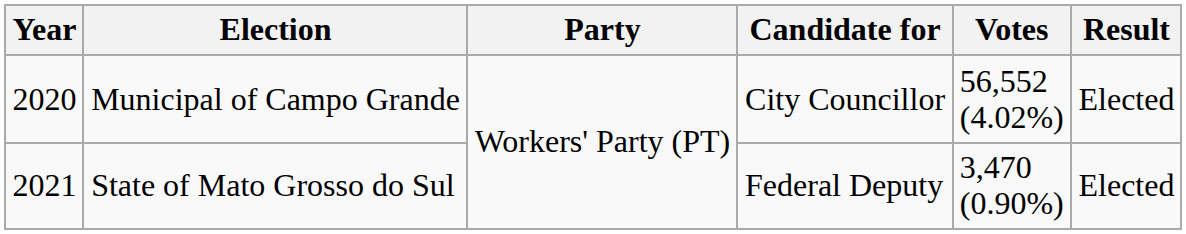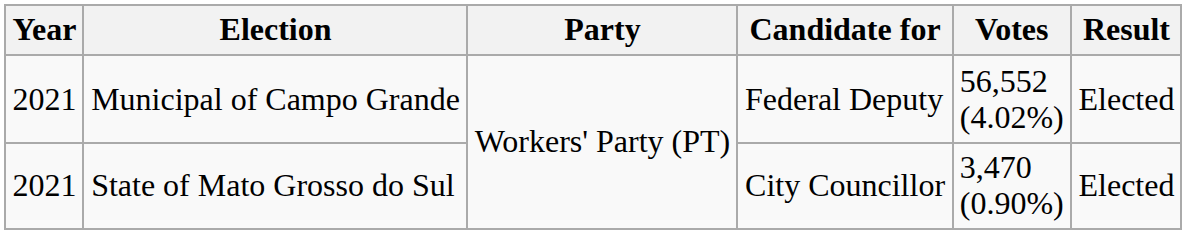(44, 98) 2020 -> (44, 98) 2021
(845, 98) City Councillor -> (844, 98) Federal Deputy
(844, 185) Federal Deputy -> (845, 185) City Councillor
